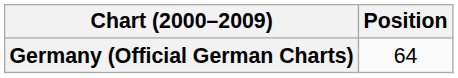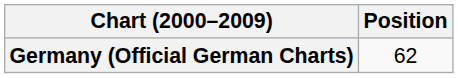(405, 55) 64 -> (405, 55) 62
